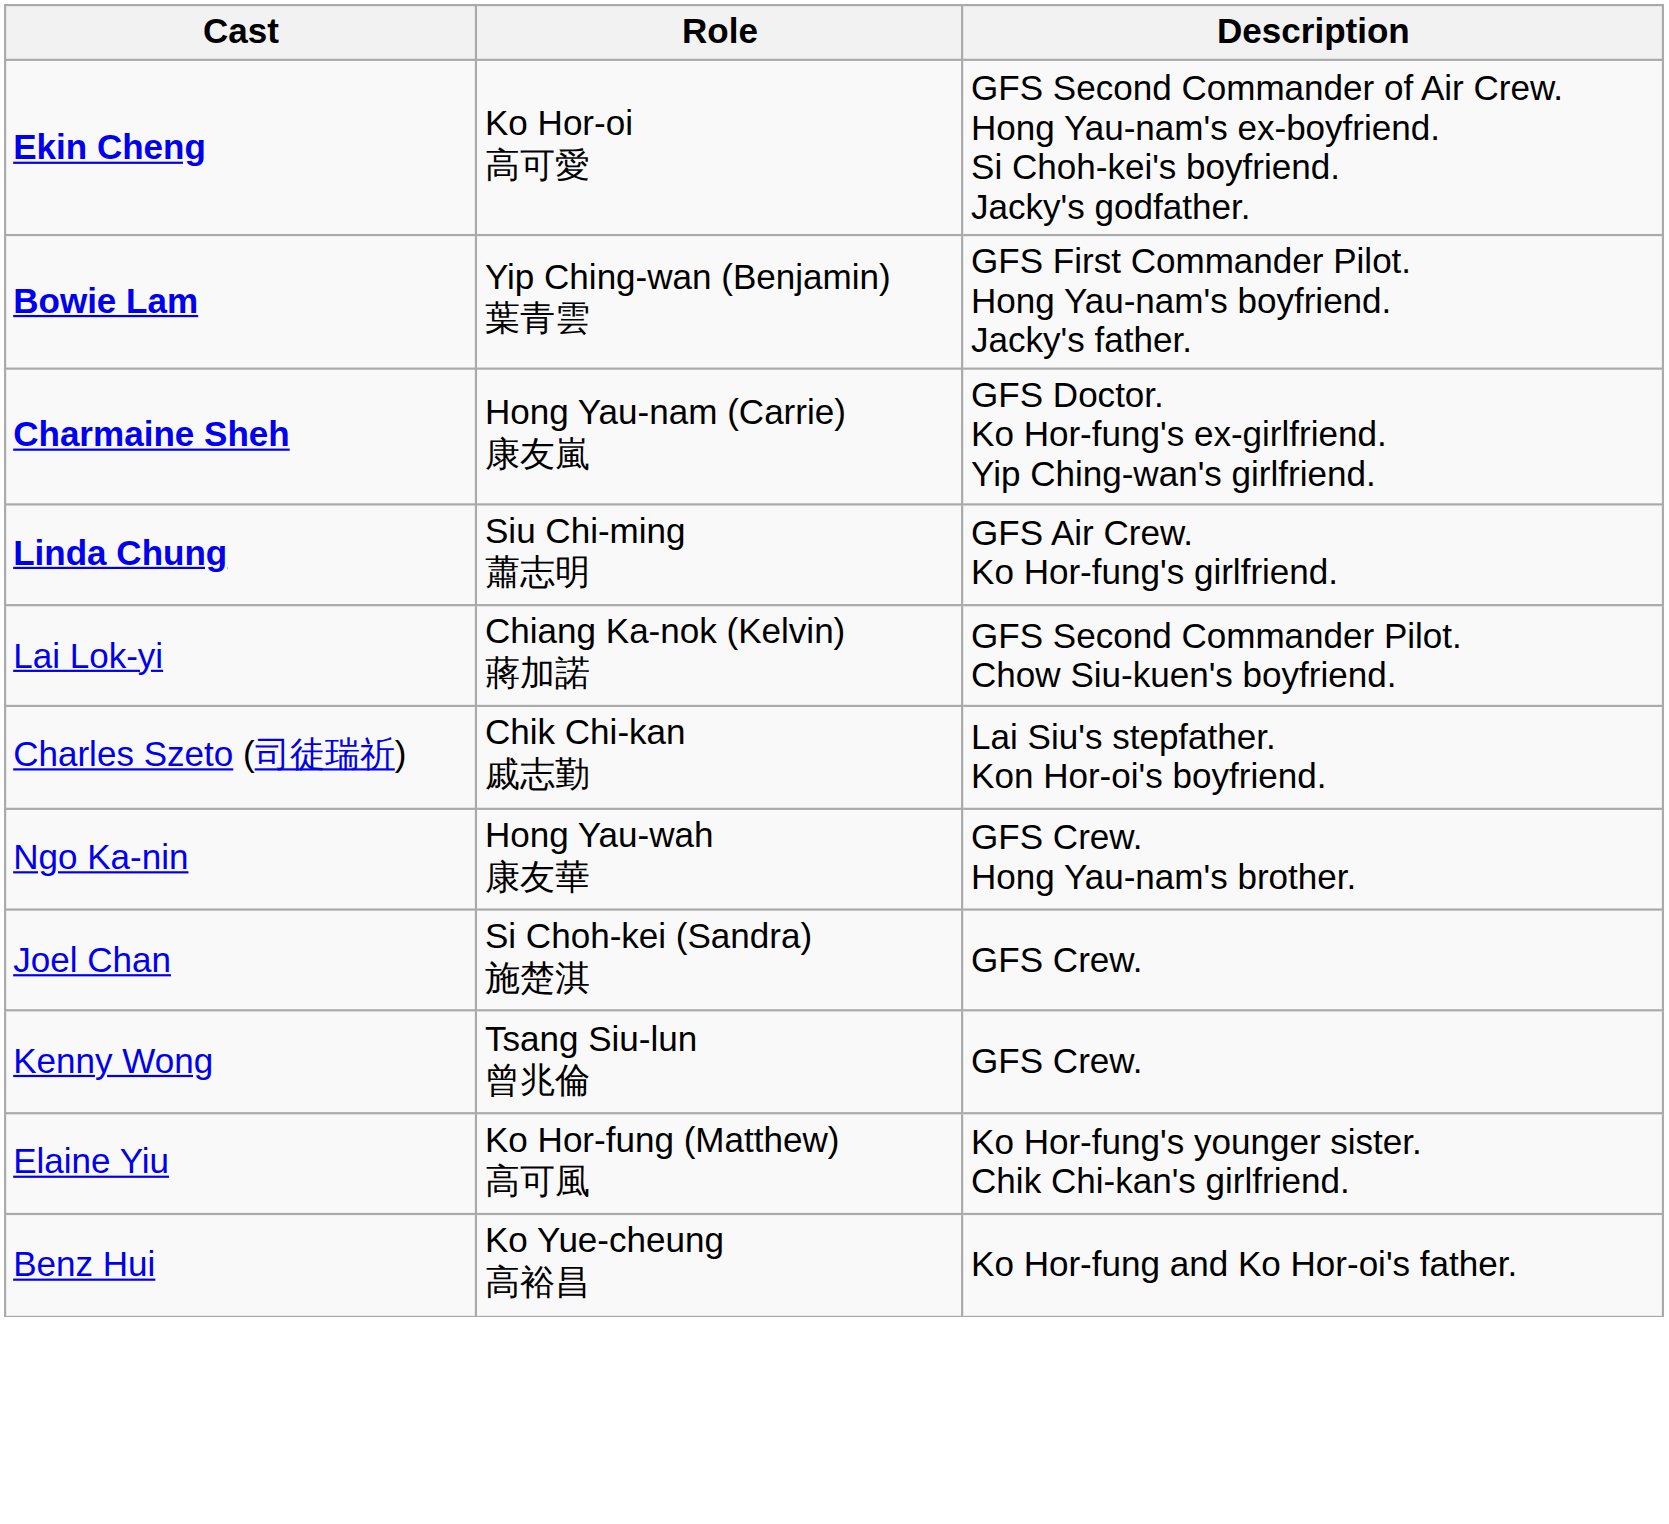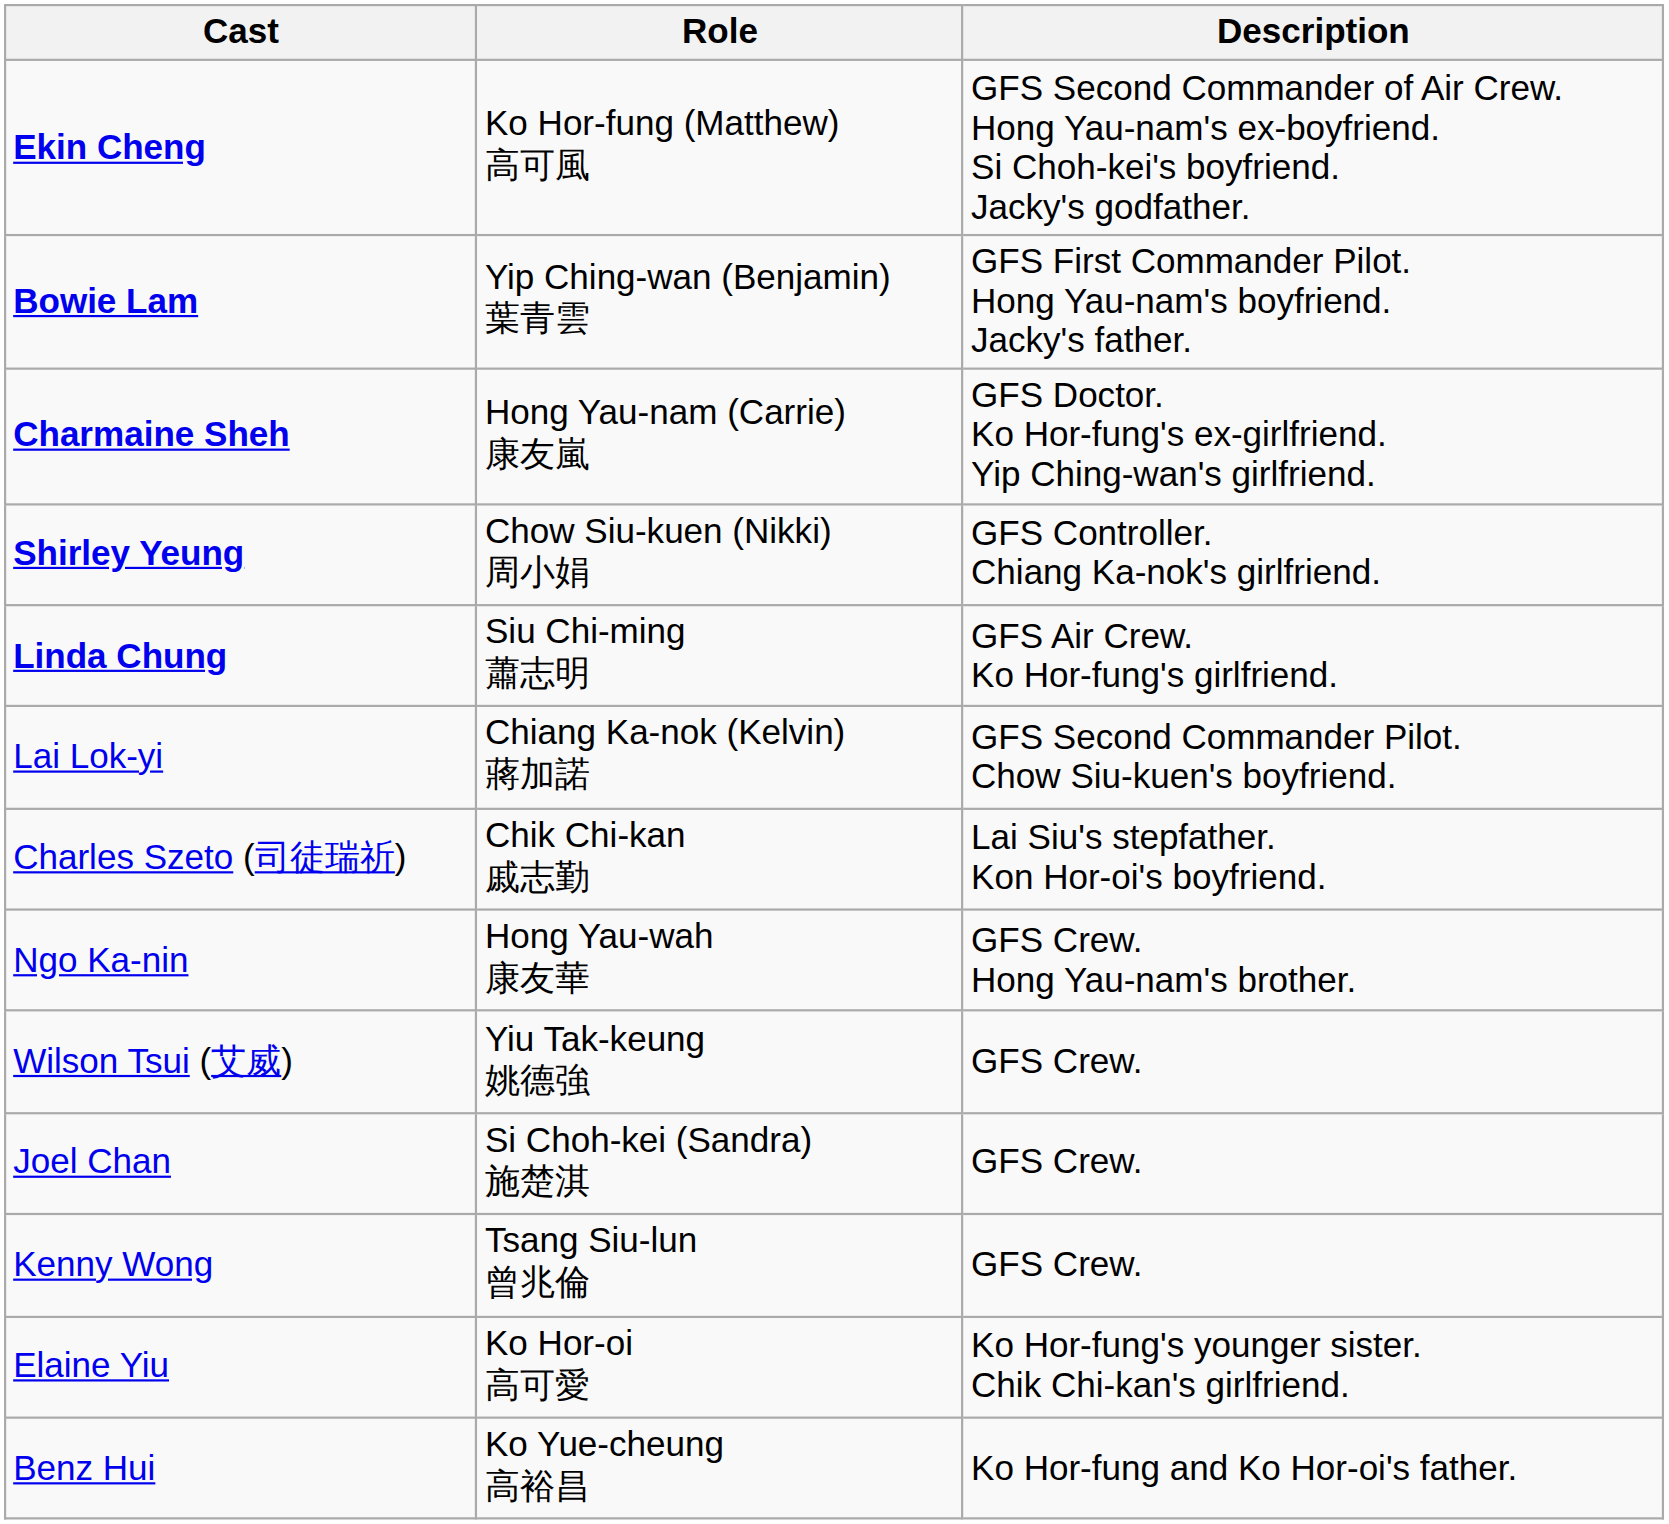(559, 144) Ko Hor-oi 高可愛 -> (662, 144) Ko Hor-fung (Matthew) 高可風
+ row: (129, 553)
+ row: (153, 1060)
(662, 1160) Ko Hor-fung (Matthew) 高可風 -> (559, 1363) Ko Hor-oi 高可愛
